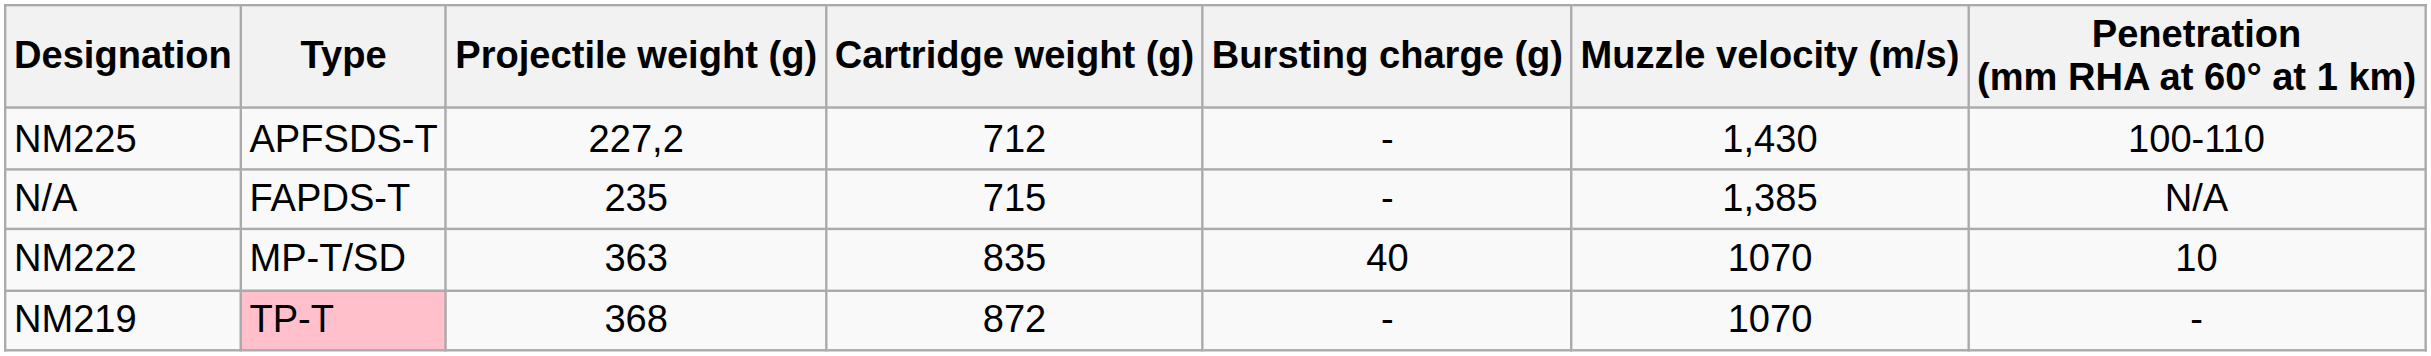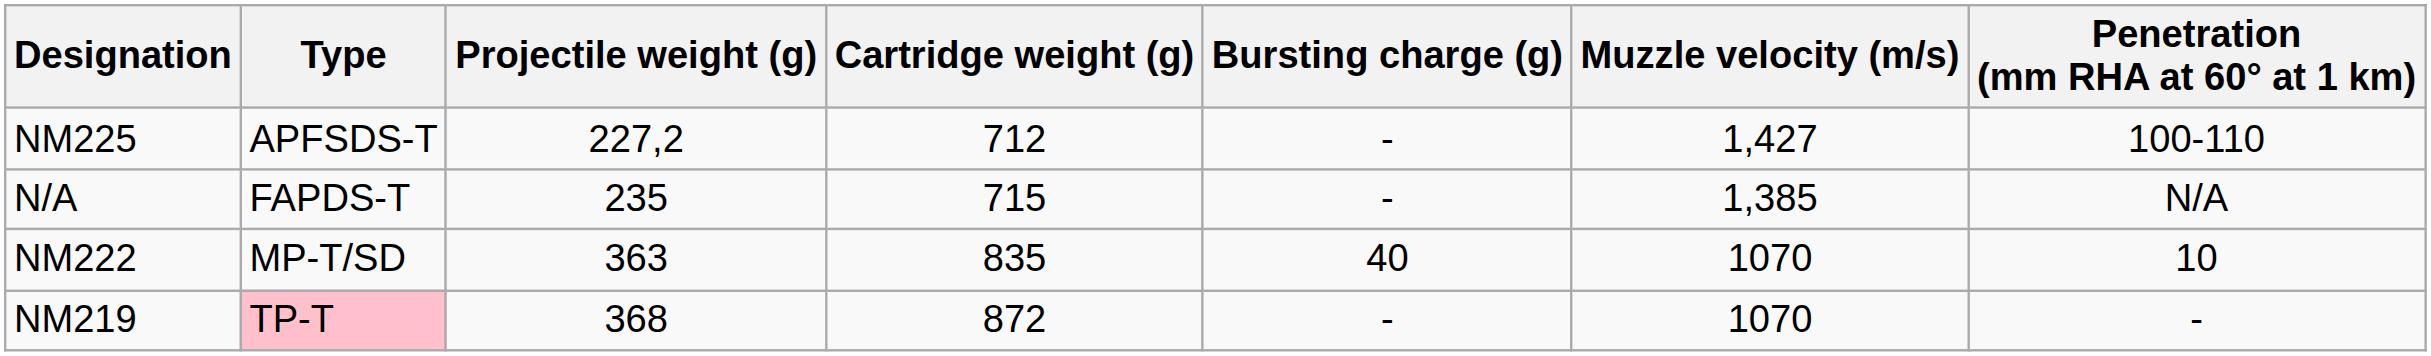(1770, 137) 1,430 -> (1770, 137) 1,427
